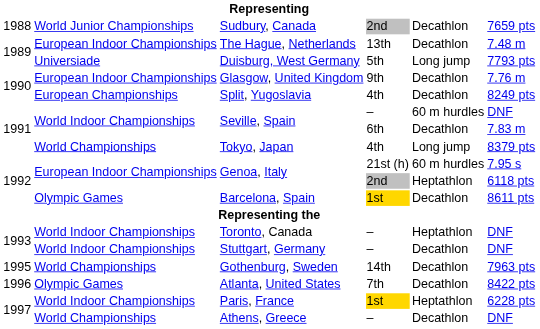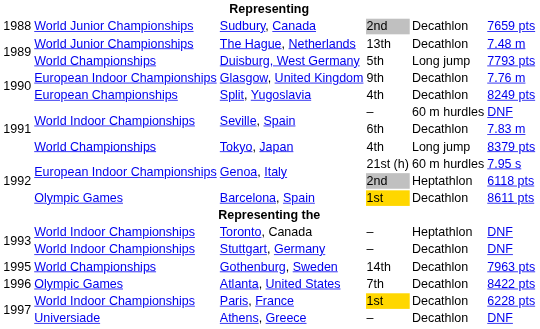(125, 43) European Indoor Championships -> (114, 43) World Junior Championships
(67, 60) Universiade -> (95, 60) World Championships
(442, 301) Heptathlon -> (440, 301) Decathlon
(95, 318) World Championships -> (67, 318) Universiade
